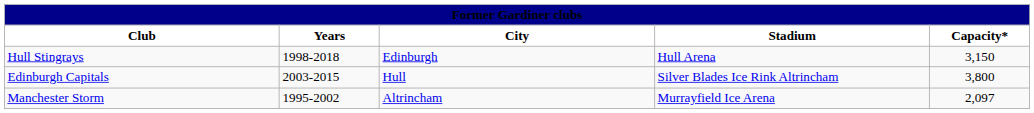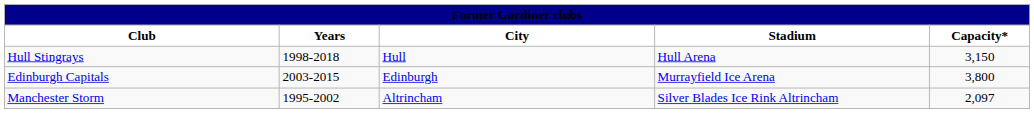(410, 56) Edinburgh -> (394, 56) Hull
(394, 77) Hull -> (410, 77) Edinburgh
(748, 77) Silver Blades Ice Rink Altrincham -> (716, 77) Murrayfield Ice Arena
(716, 98) Murrayfield Ice Arena -> (748, 98) Silver Blades Ice Rink Altrincham
